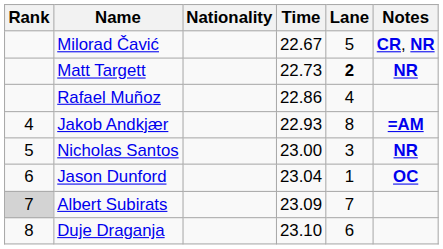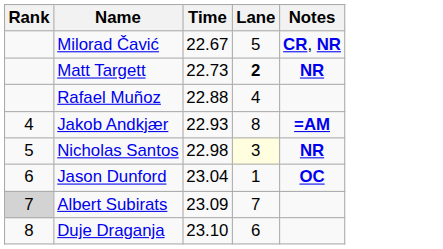- column: (229, 17)
(301, 97) 22.86 -> (207, 97) 22.88
(301, 151) 23.00 -> (207, 151) 22.98
(349, 151) no background -> (256, 151) lightyellow background
